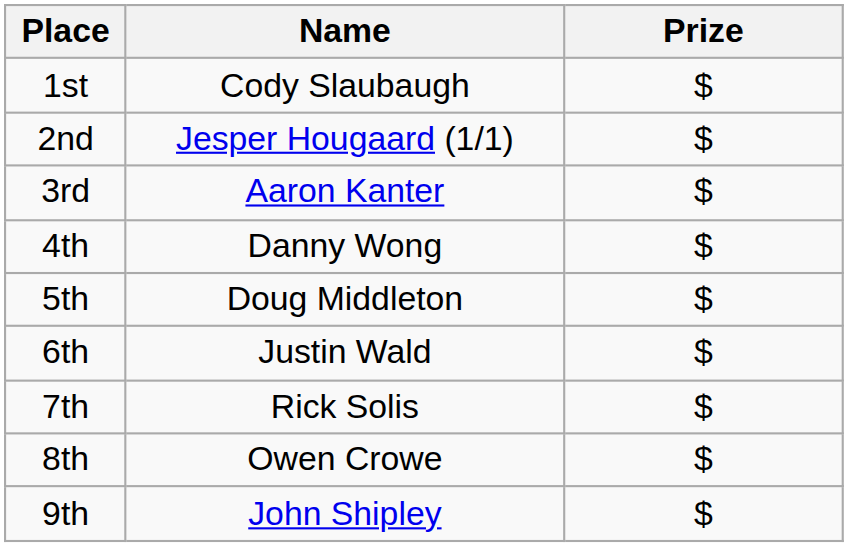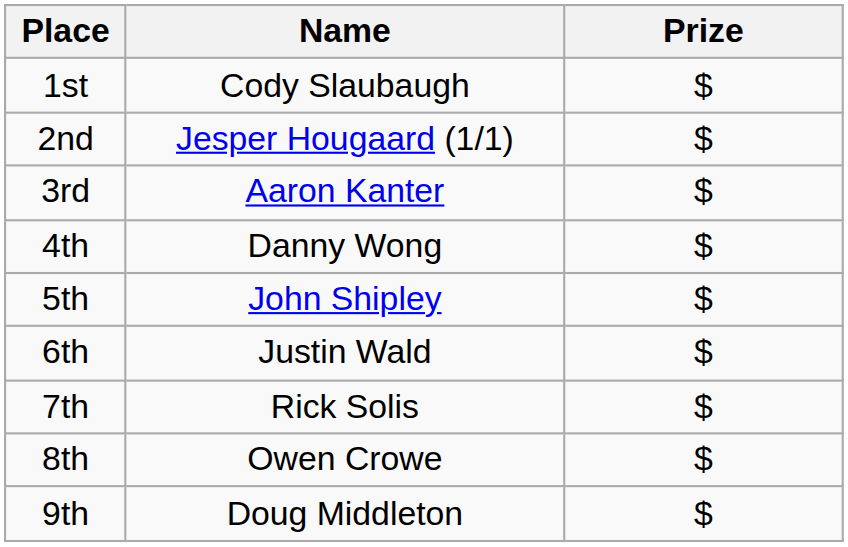(345, 298) Doug Middleton -> (345, 298) John Shipley
(345, 513) John Shipley -> (345, 513) Doug Middleton
